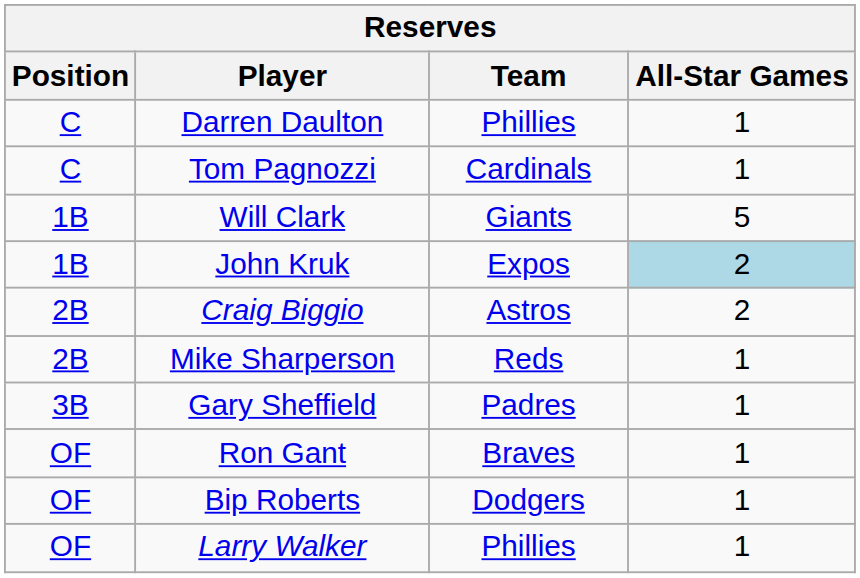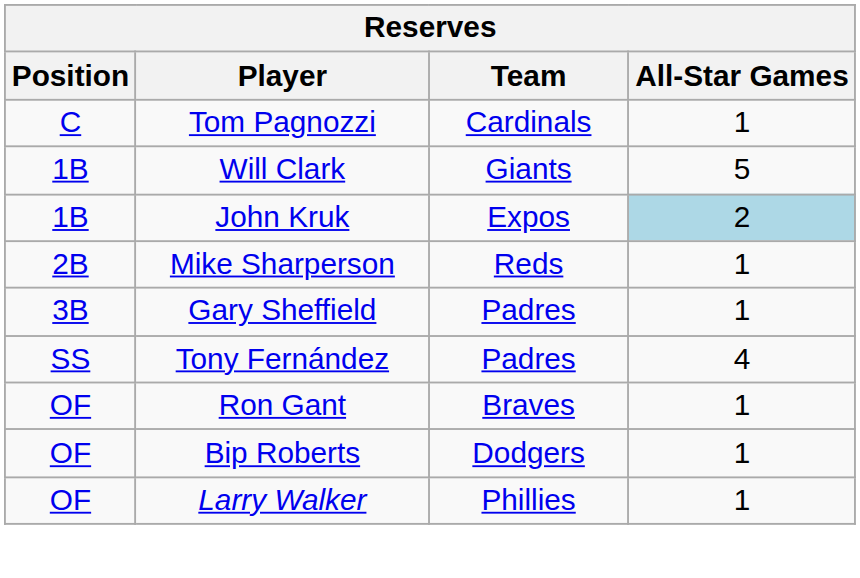- row: (282, 122)
- row: (282, 311)
+ row: (282, 358)
